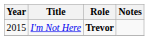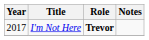(16, 27) 2015 -> (16, 27) 2017
